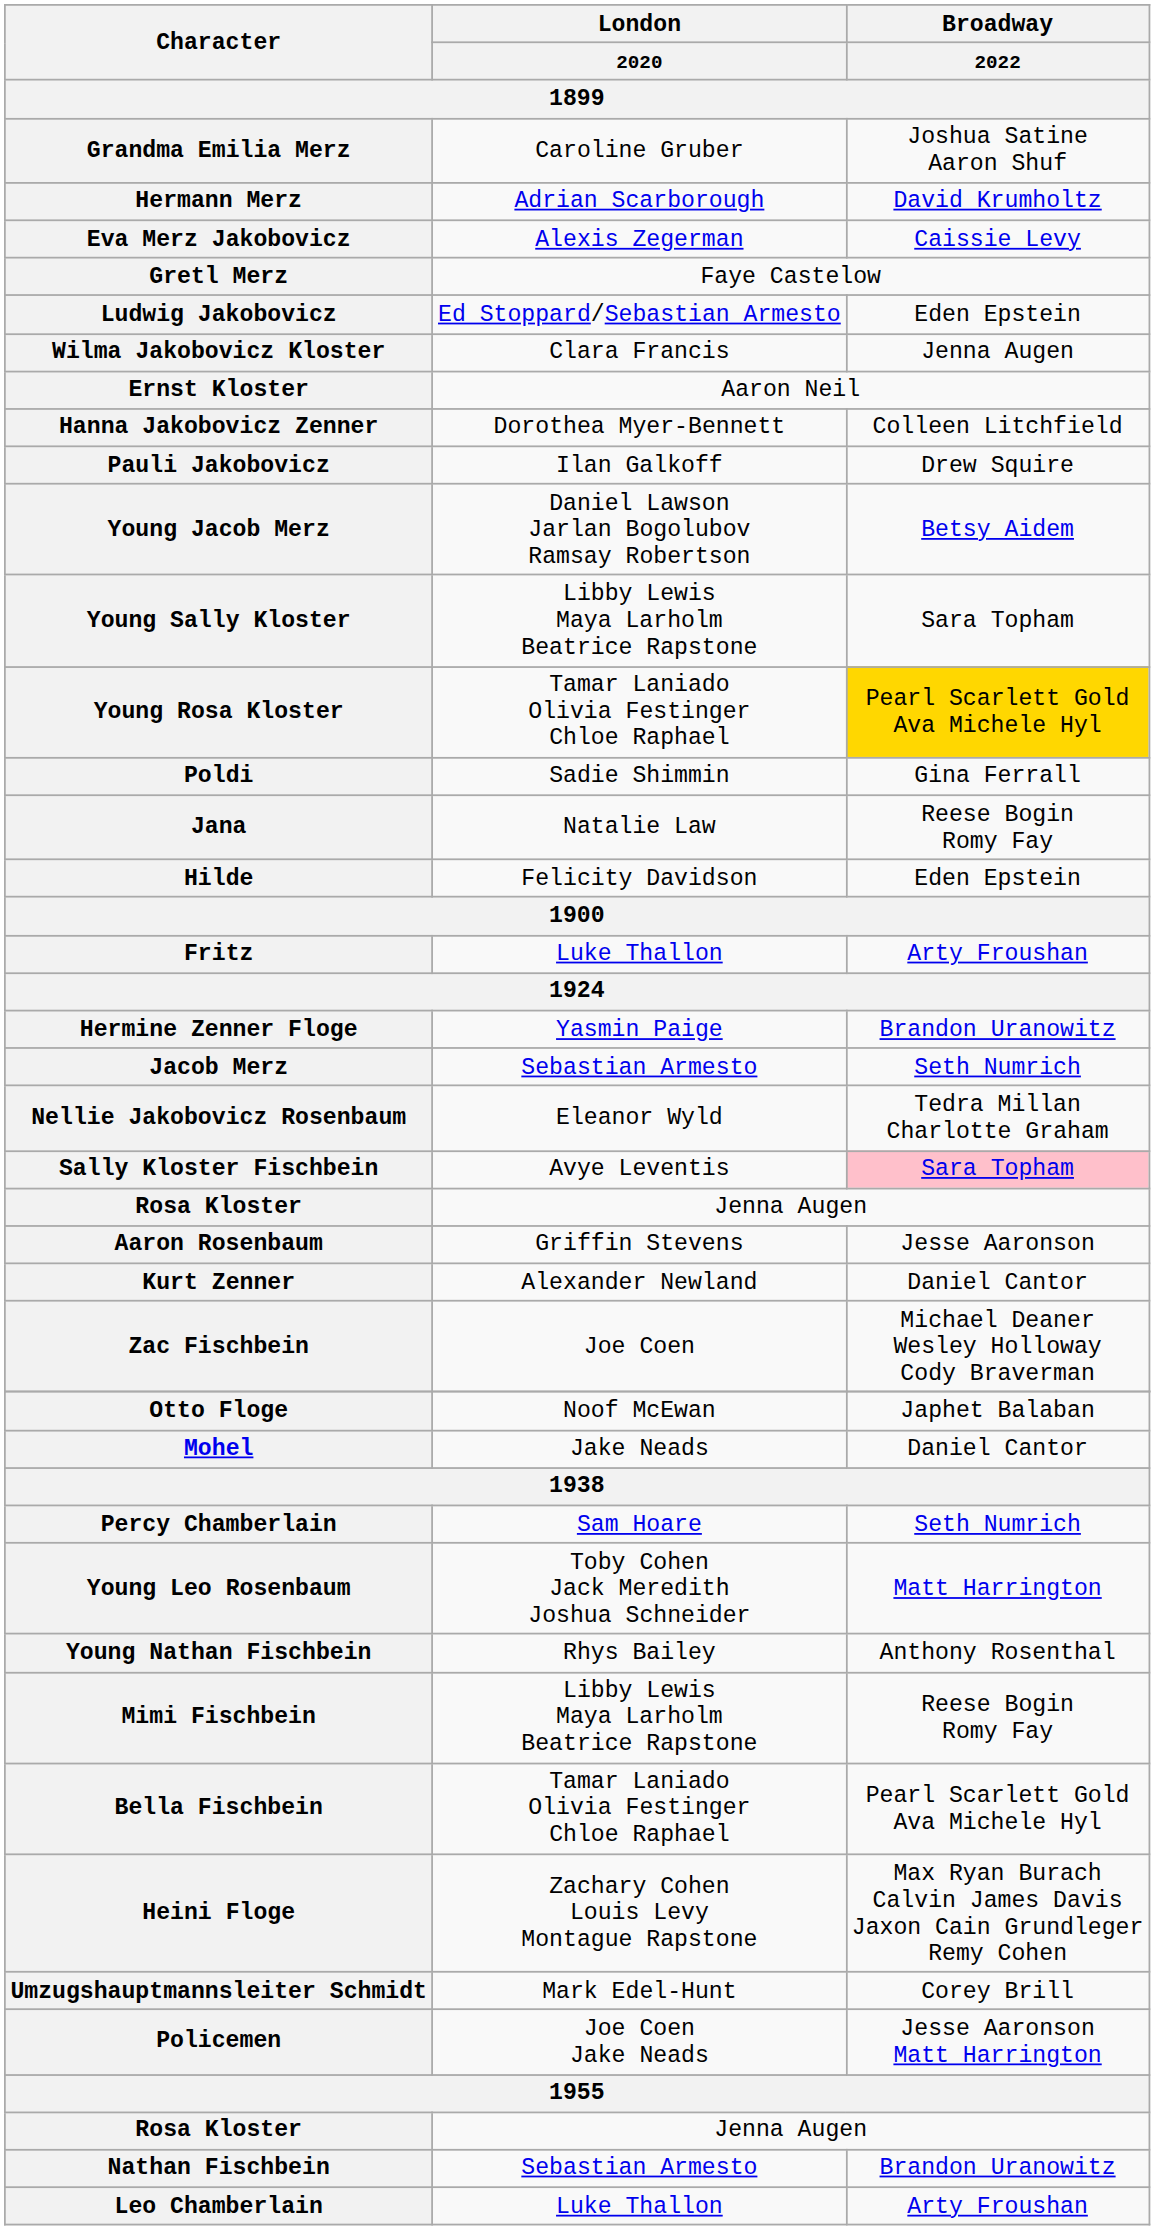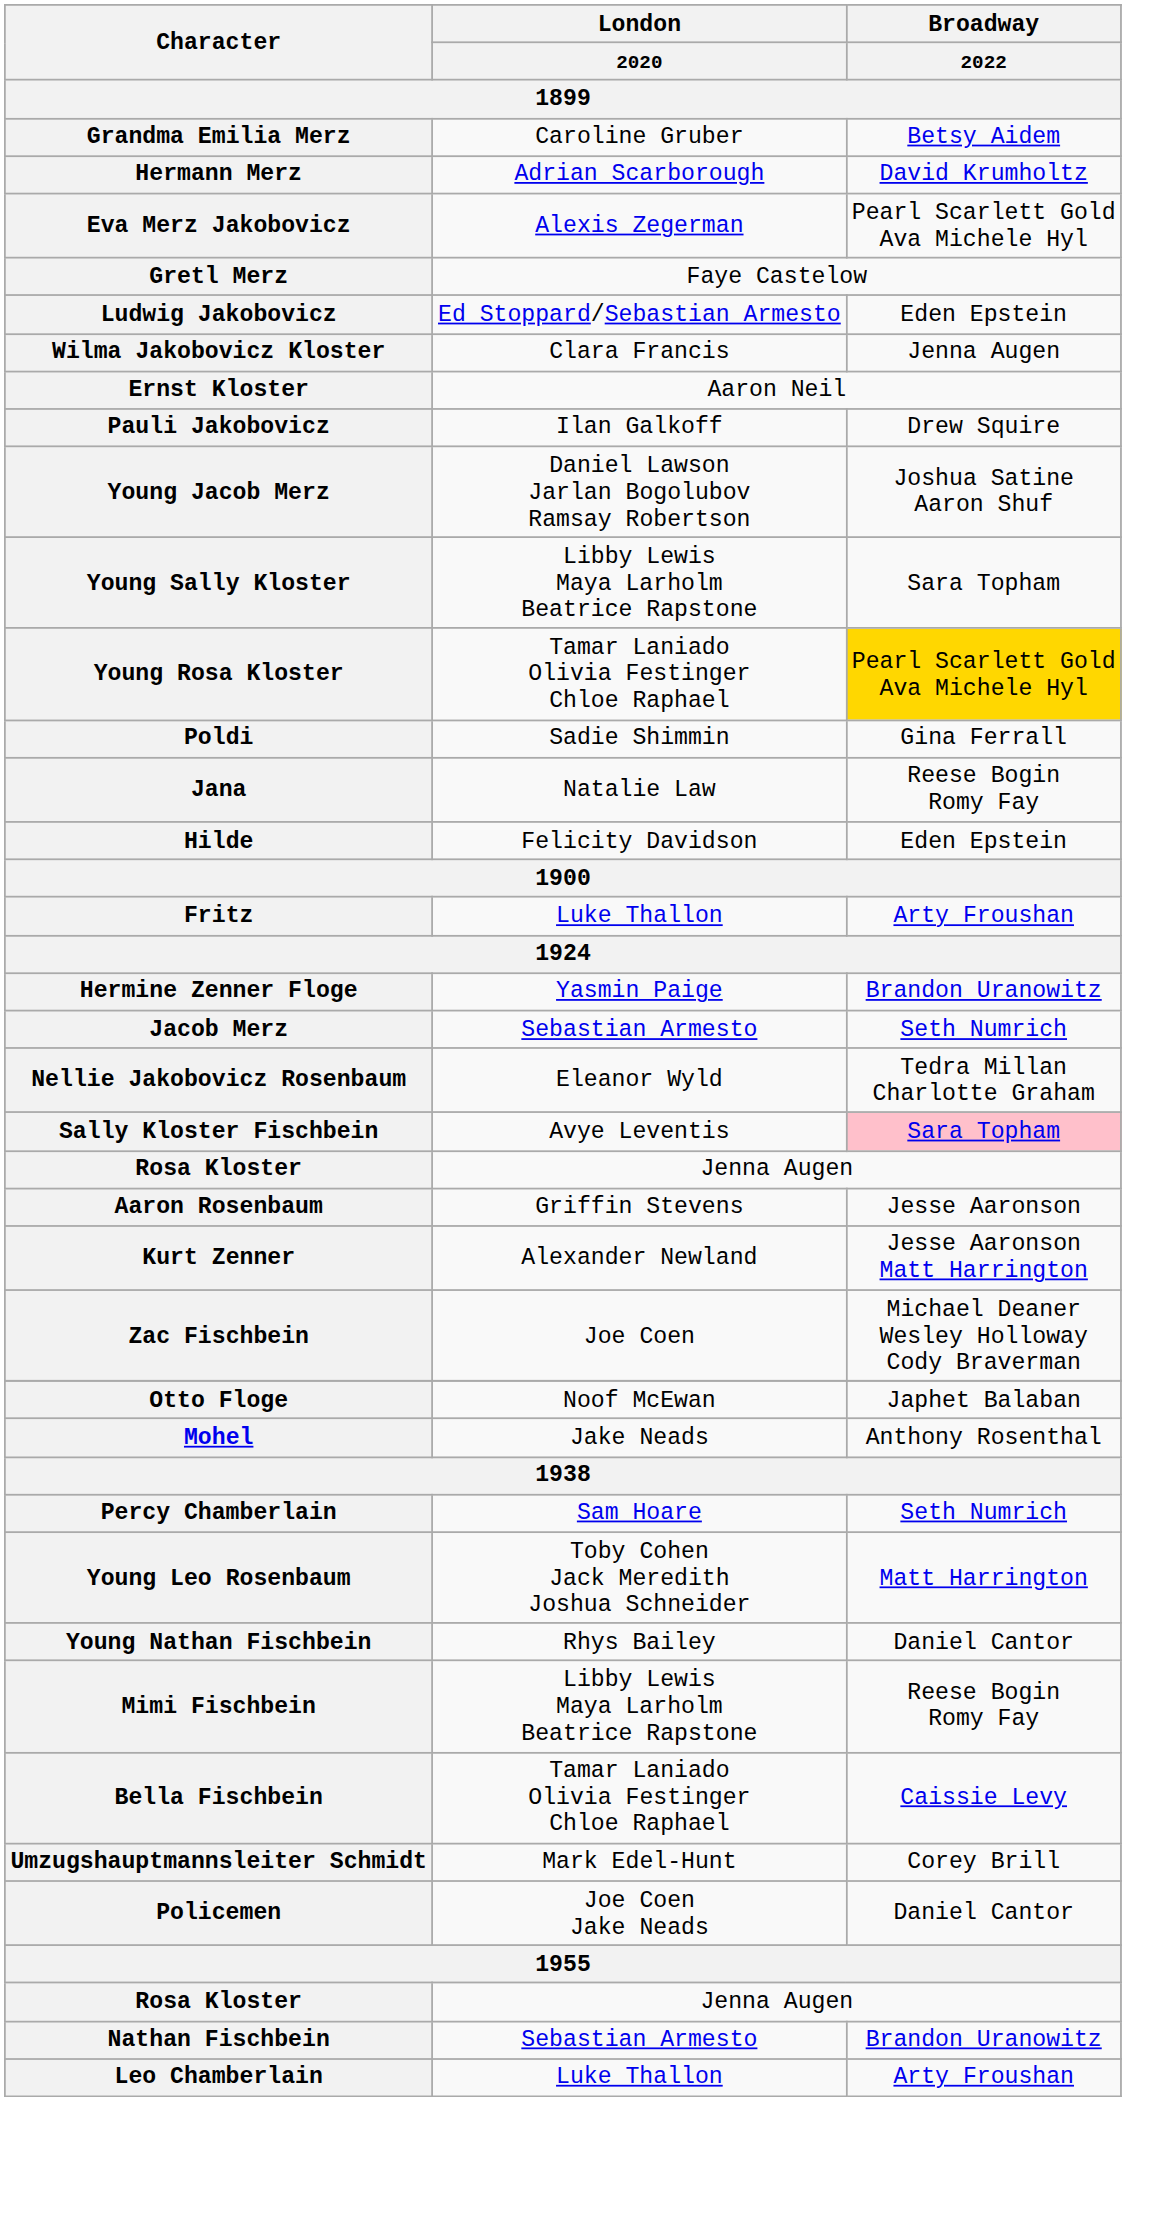(998, 150) Joshua Satine Aaron Shuf -> (984, 137) Betsy Aidem
(998, 239) Caissie Levy -> (984, 226) Pearl Scarlett Gold Ava Michele Hyl
- row: (219, 428)
(998, 530) Betsy Aidem -> (984, 492) Joshua Satine Aaron Shuf
(998, 1282) Daniel Cantor -> (984, 1258) Jesse Aaronson Matt Harrington
(998, 1449) Daniel Cantor -> (984, 1438) Anthony Rosenthal
(998, 1653) Anthony Rosenthal -> (984, 1642) Daniel Cantor
(998, 1809) Pearl Scarlett Gold Ava Michele Hyl -> (984, 1798) Caissie Levy
- row: (219, 1913)
(998, 2042) Jesse Aaronson Matt Harrington -> (984, 1913) Daniel Cantor
